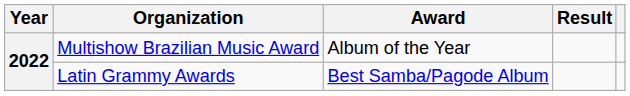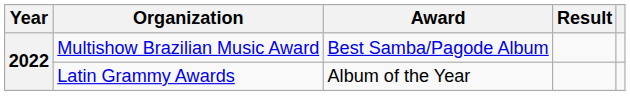(399, 47) Album of the Year -> (438, 47) Best Samba/Pagode Album
(438, 76) Best Samba/Pagode Album -> (399, 76) Album of the Year
